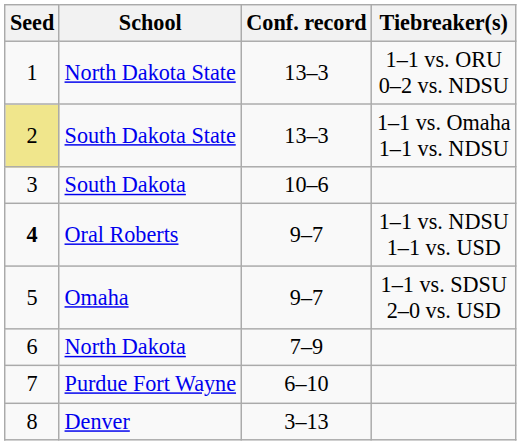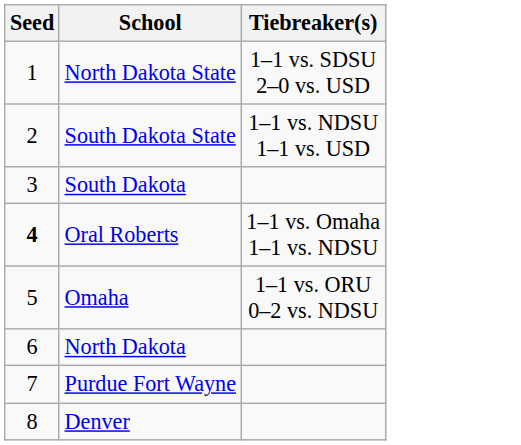- column: (306, 22)
(444, 72) 1–1 vs. ORU 0–2 vs. NDSU -> (313, 72) 1–1 vs. SDSU 2–0 vs. USD
(32, 135) khaki background -> (32, 135) no background
(444, 135) 1–1 vs. Omaha 1–1 vs. NDSU -> (313, 135) 1–1 vs. NDSU 1–1 vs. USD
(444, 235) 1–1 vs. NDSU 1–1 vs. USD -> (313, 235) 1–1 vs. Omaha 1–1 vs. NDSU
(444, 297) 1–1 vs. SDSU 2–0 vs. USD -> (313, 297) 1–1 vs. ORU 0–2 vs. NDSU
